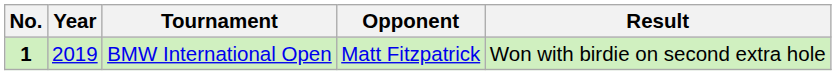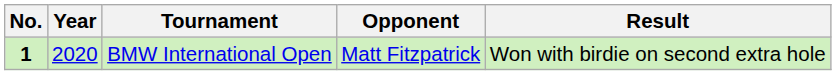(75, 54) 2019 -> (75, 54) 2020
